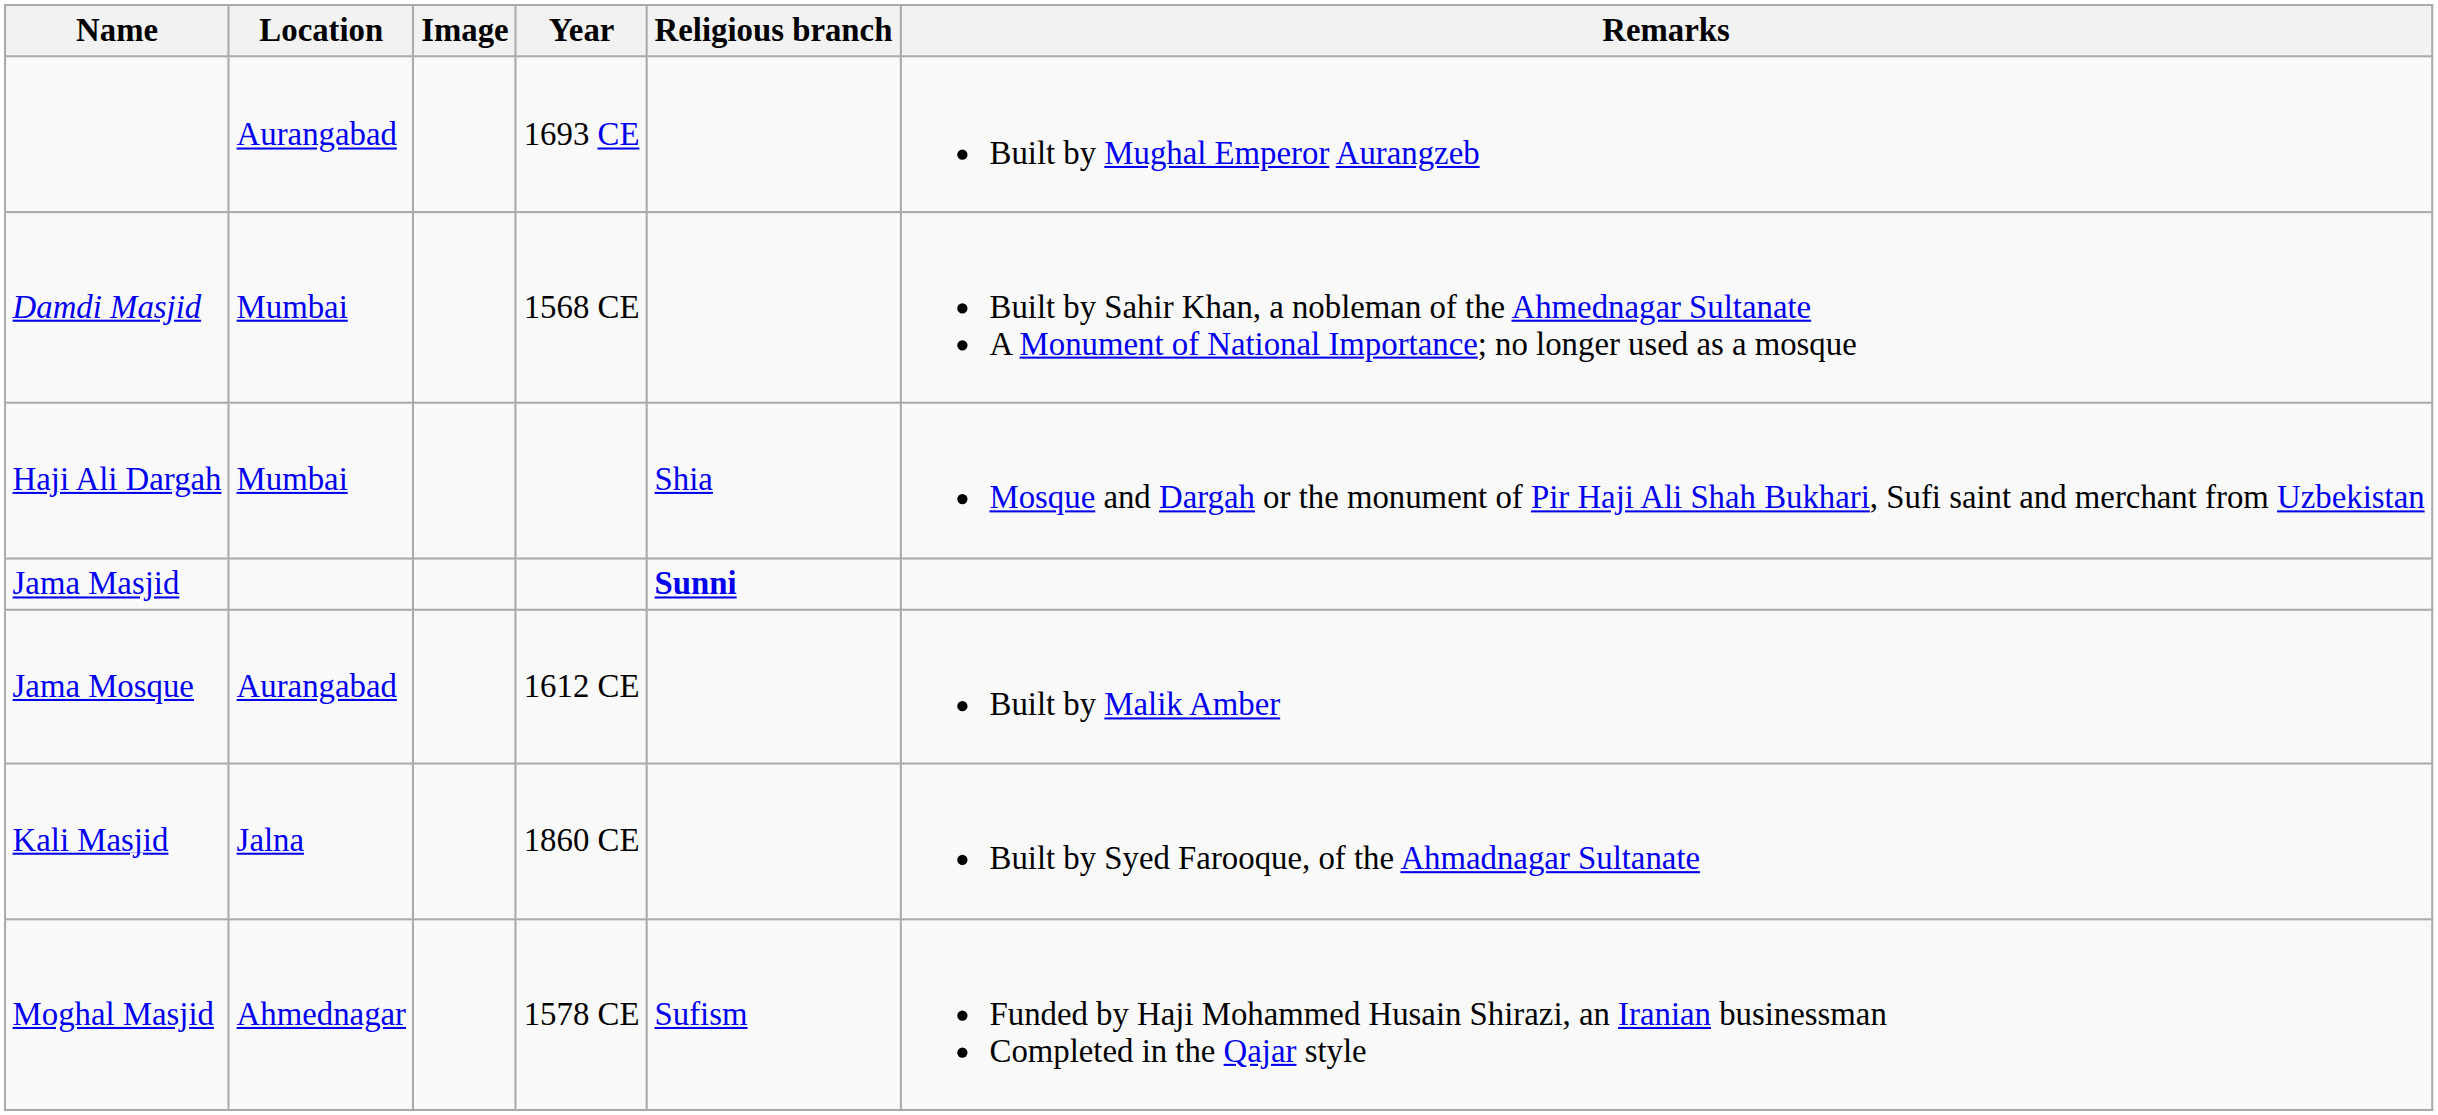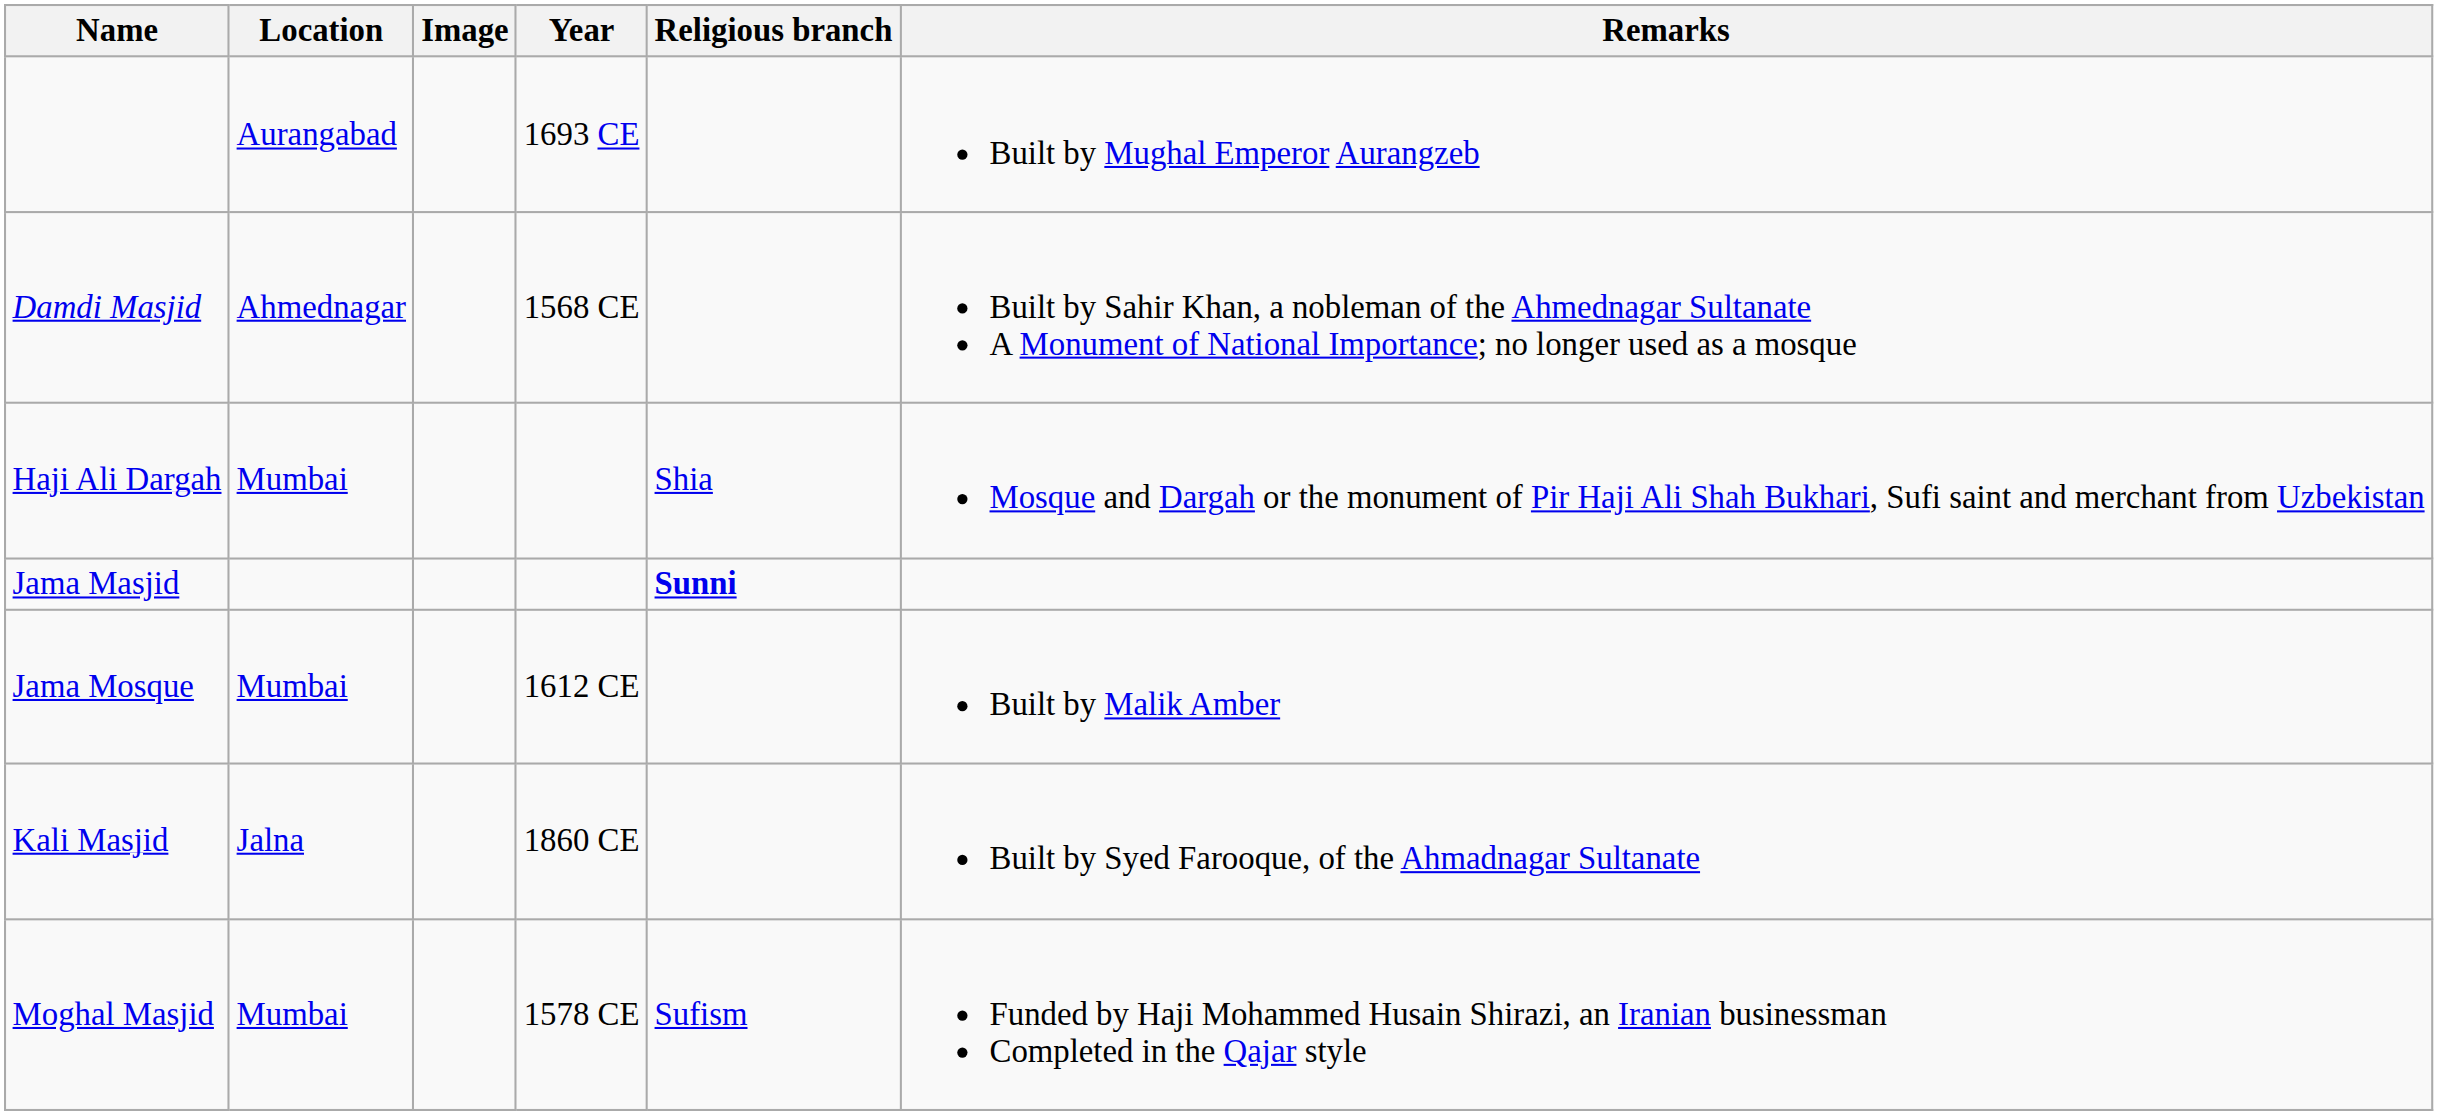(292, 306) Mumbai -> (321, 306) Ahmednagar
(317, 686) Aurangabad -> (292, 686) Mumbai
(321, 1013) Ahmednagar -> (292, 1013) Mumbai
